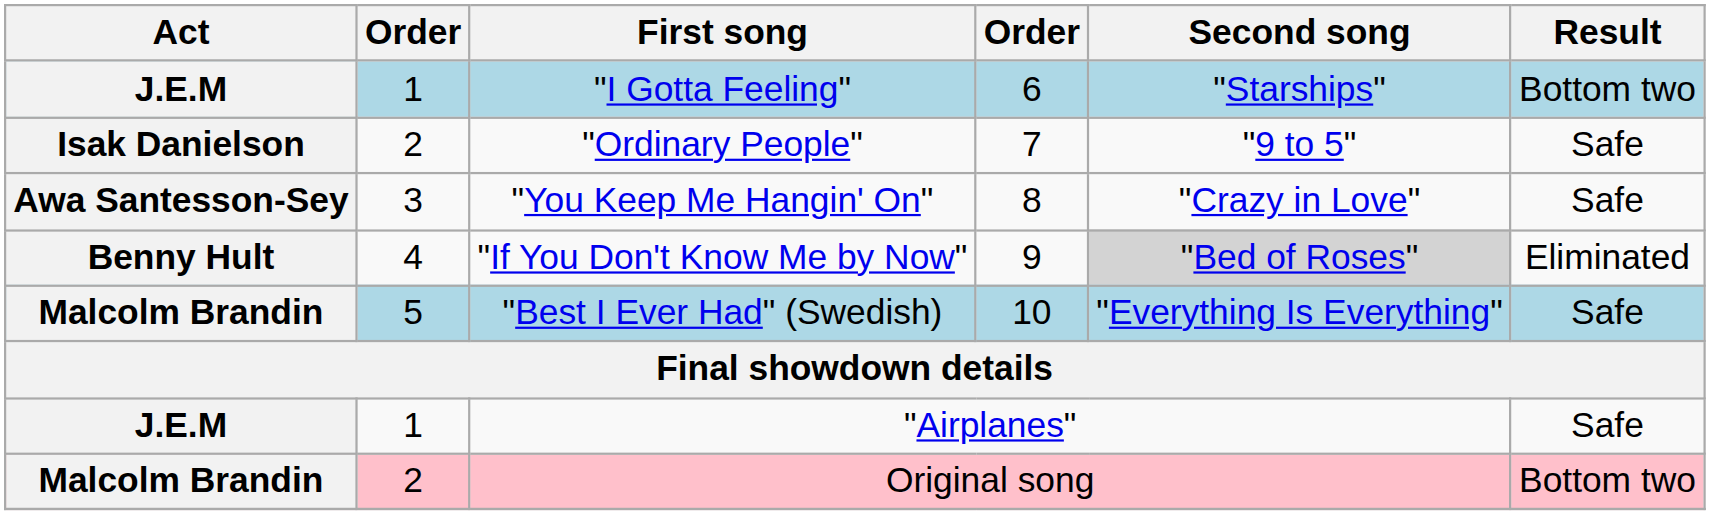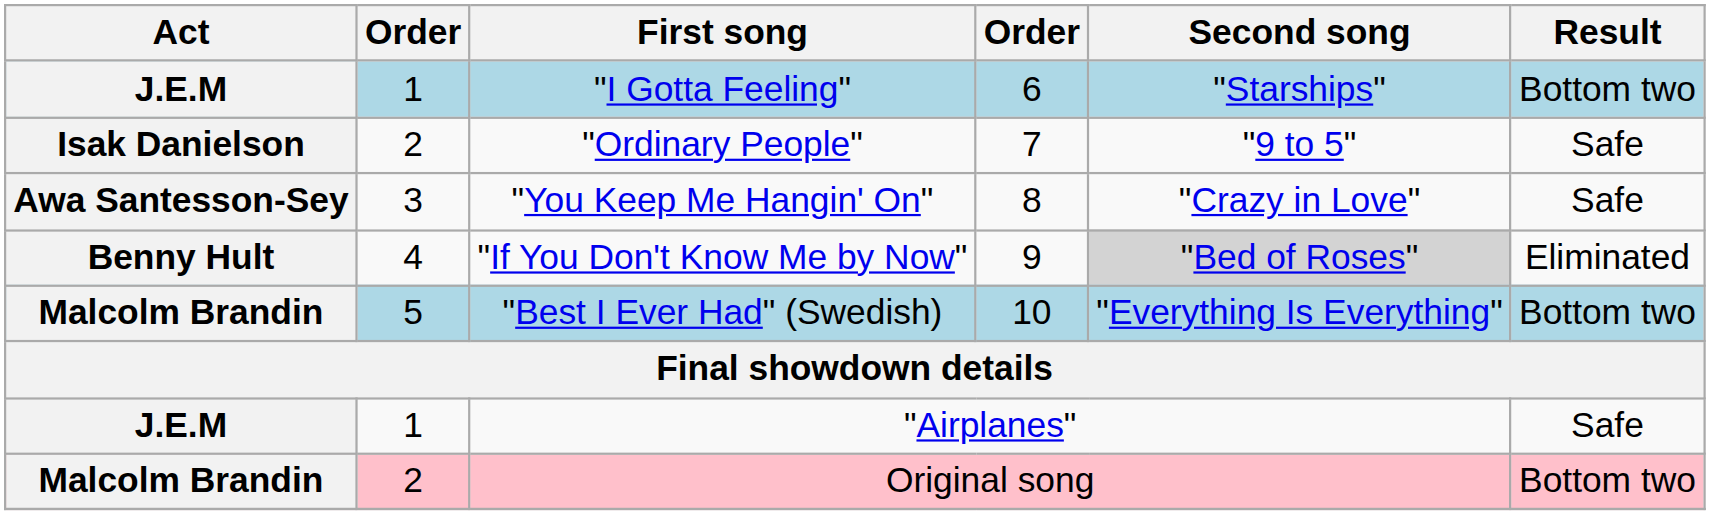(1607, 312) Safe -> (1607, 312) Bottom two
